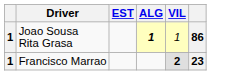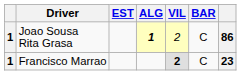+ column: (203, 13)
(177, 37) 1 -> (177, 37) 2
